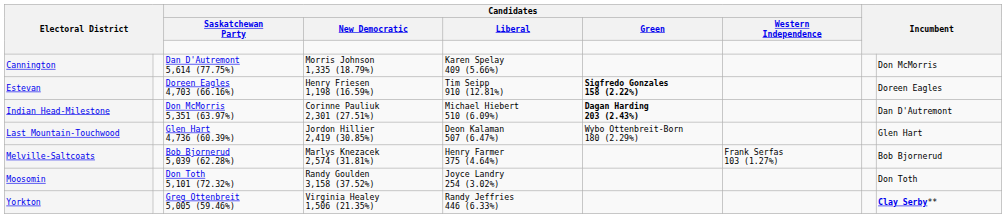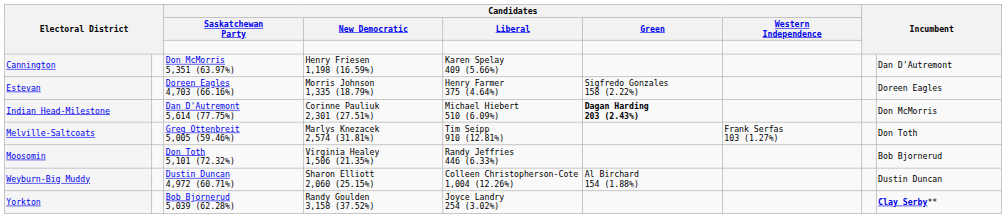(203, 65) Dan D'Autremont 5,614 (77.75%) -> (200, 65) Don McMorris 5,351 (63.97%)
(340, 65) Morris Johnson 1,335 (18.79%) -> (340, 65) Henry Friesen 1,198 (16.59%)
(908, 65) Don McMorris -> (915, 65) Dan D'Autremont
(340, 88) Henry Friesen 1,198 (16.59%) -> (340, 88) Morris Johnson 1,335 (18.79%)
(475, 88) Tim Seipp 910 (12.81%) -> (475, 88) Henry Farmer 375 (4.64%)
(627, 88) bold -> (627, 88) normal
(200, 111) Don McMorris 5,351 (63.97%) -> (203, 111) Dan D'Autremont 5,614 (77.75%)
(915, 111) Dan D'Autremont -> (908, 111) Don McMorris
- row: (63, 134)
(200, 156) Bob Bjornerud 5,039 (62.28%) -> (203, 134) Greg Ottenbreit 5,005 (59.46%)
(475, 156) Henry Farmer 375 (4.64%) -> (475, 134) Tim Seipp 910 (12.81%)
(910, 156) Bob Bjornerud -> (898, 134) Don Toth
(340, 179) Randy Goulden 3,158 (37.52%) -> (342, 156) Virginia Healey 1,506 (21.35%)
(475, 179) Joyce Landry 254 (3.02%) -> (480, 156) Randy Jeffries 446 (6.33%)
(898, 179) Don Toth -> (910, 156) Bob Bjornerud
+ row: (48, 179)
(203, 202) Greg Ottenbreit 5,005 (59.46%) -> (200, 202) Bob Bjornerud 5,039 (62.28%)
(342, 202) Virginia Healey 1,506 (21.35%) -> (340, 202) Randy Goulden 3,158 (37.52%)
(480, 202) Randy Jeffries 446 (6.33%) -> (475, 202) Joyce Landry 254 (3.02%)
